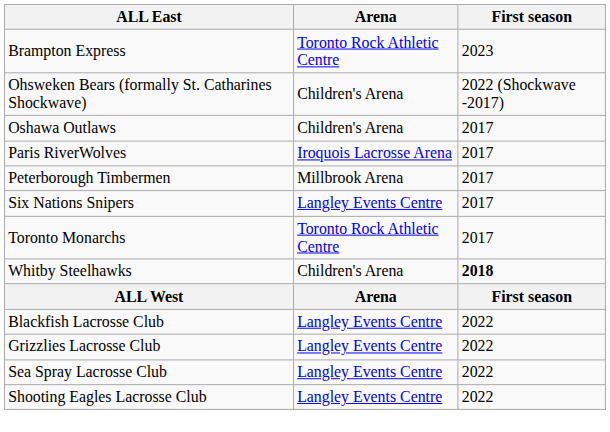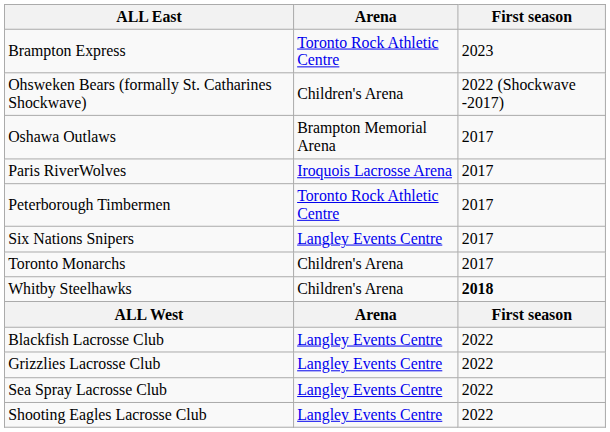(350, 128) Children's Arena -> (362, 136) Brampton Memorial Arena
(350, 178) Millbrook Arena -> (368, 205) Toronto Rock Athletic Centre
(368, 237) Toronto Rock Athletic Centre -> (350, 264) Children's Arena
